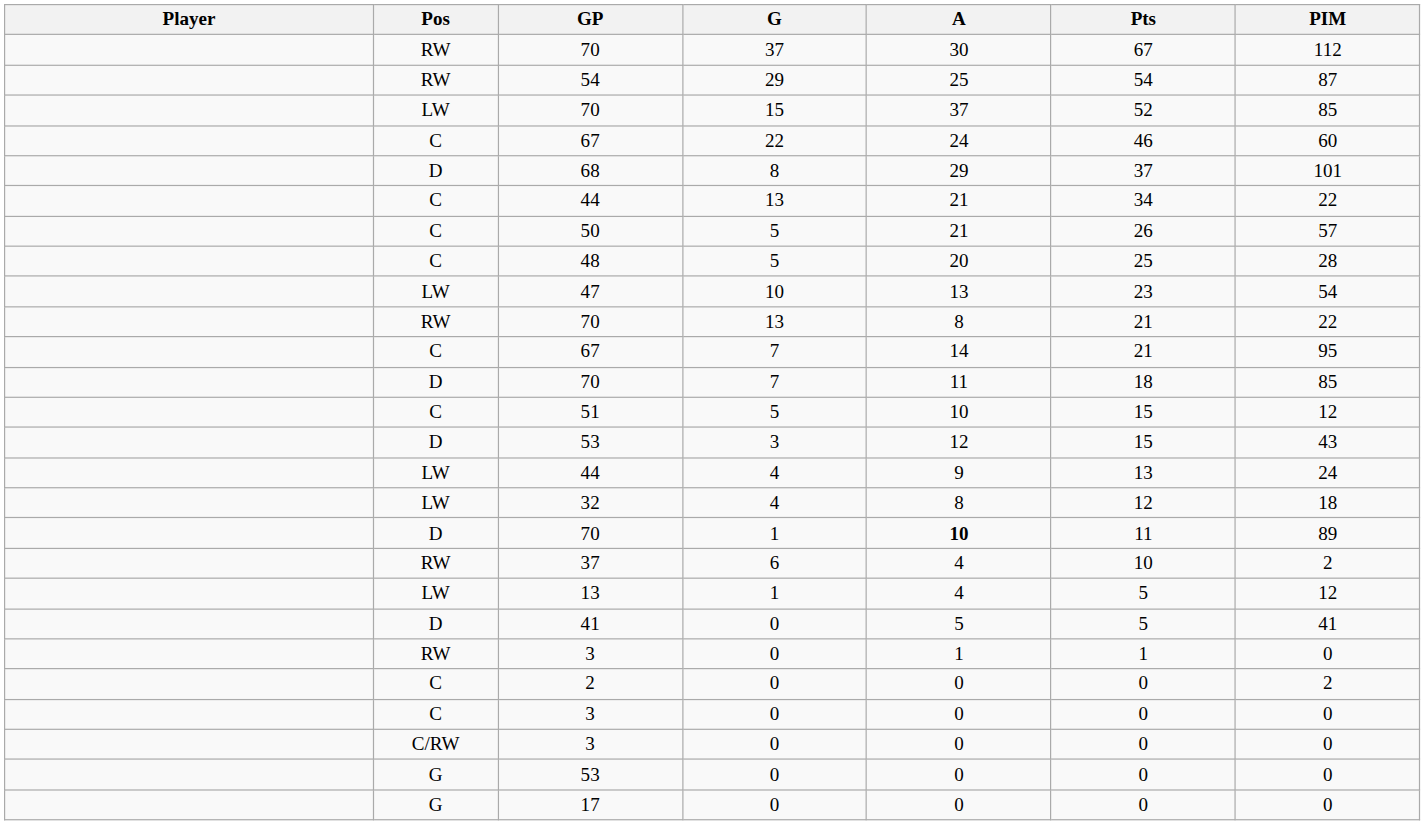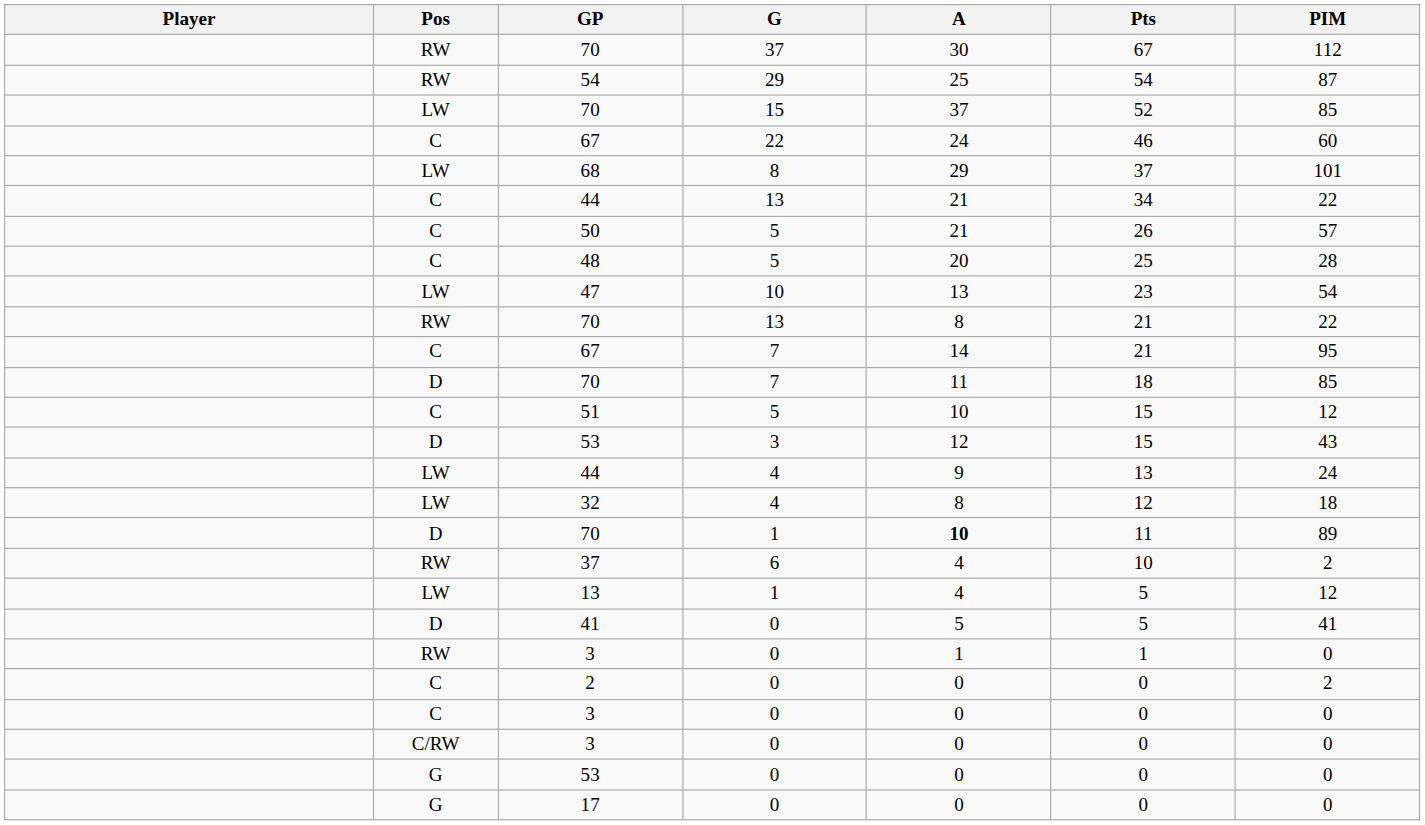(436, 170) D -> (436, 170) LW
